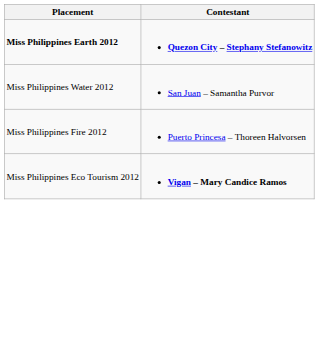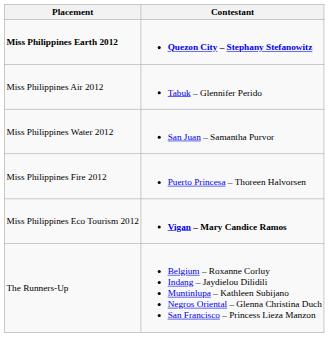+ row: (55, 87)
+ row: (37, 288)
